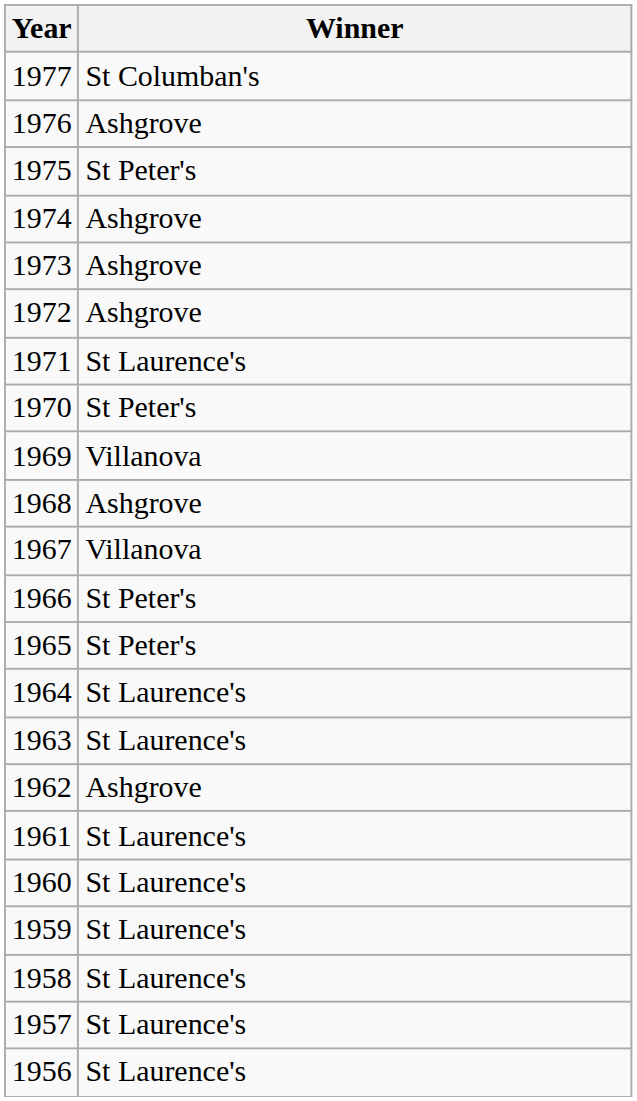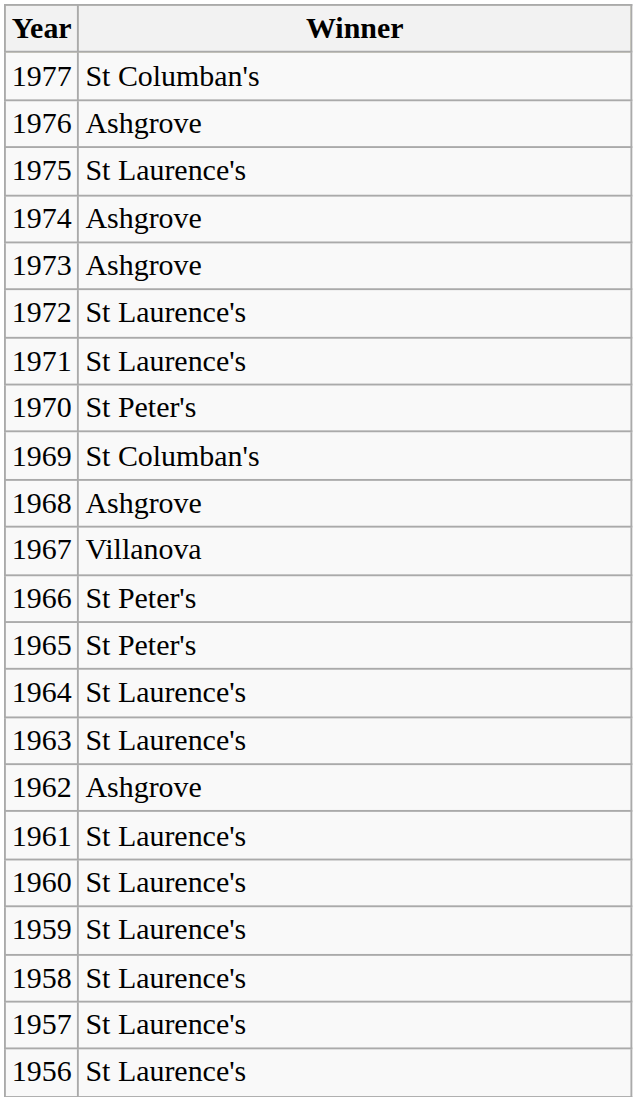(141, 170) St Peter's -> (166, 170) St Laurence's
(144, 312) Ashgrove -> (166, 312) St Laurence's
(144, 455) Villanova -> (173, 455) St Columban's
